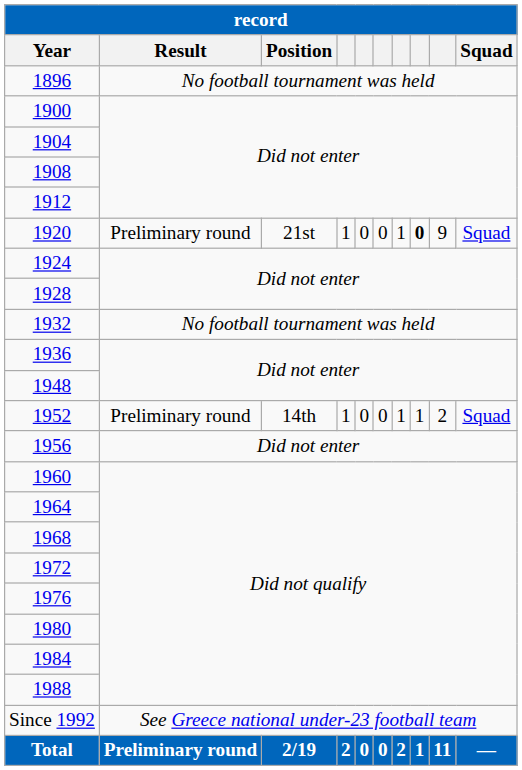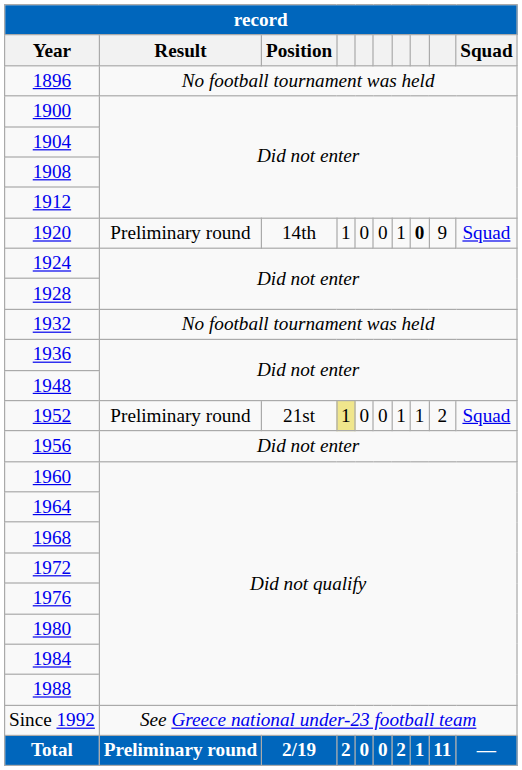(299, 232) 21st -> (299, 232) 14th
(299, 415) 14th -> (299, 415) 21st
(346, 415) no background -> (346, 415) khaki background
